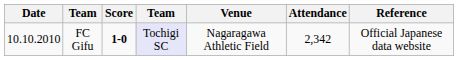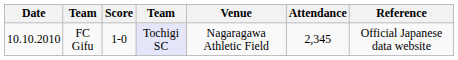(119, 39) bold -> (119, 39) normal
(318, 39) 2,342 -> (318, 39) 2,345
